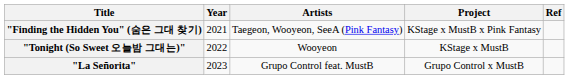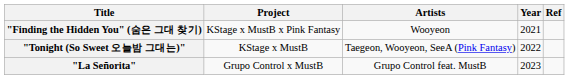columns swapped: (217, 12) <-> (474, 12)
(317, 30) Taegeon, Wooyeon, SeeA (Pink Fantasy) -> (430, 30) Wooyeon
(317, 48) Wooyeon -> (430, 48) Taegeon, Wooyeon, SeeA (Pink Fantasy)
